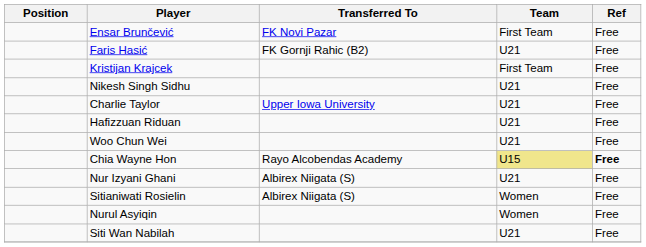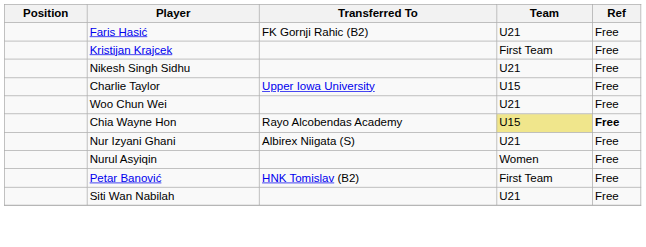- row: (132, 31)
(510, 104) U21 -> (510, 86) U15
- row: (135, 123)
- row: (138, 196)
+ row: (126, 178)
